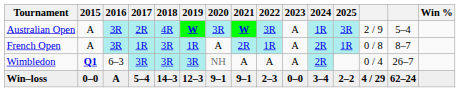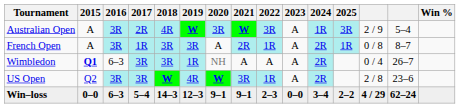(193, 45) 1R -> (193, 45) 3R
(193, 62) 3R -> (193, 62) 1R
+ row: (26, 78)
(116, 78) A -> (116, 95) 6–3
